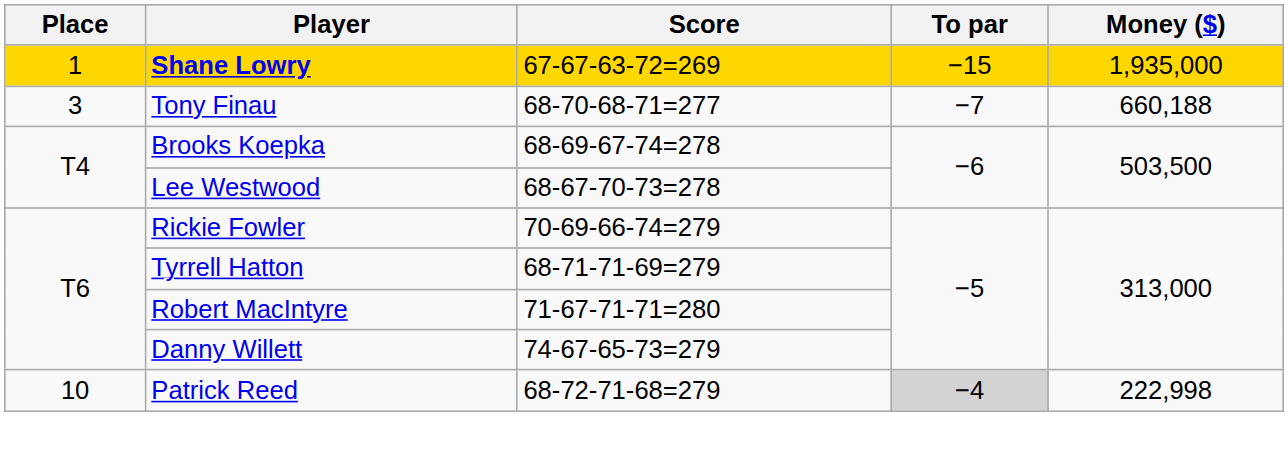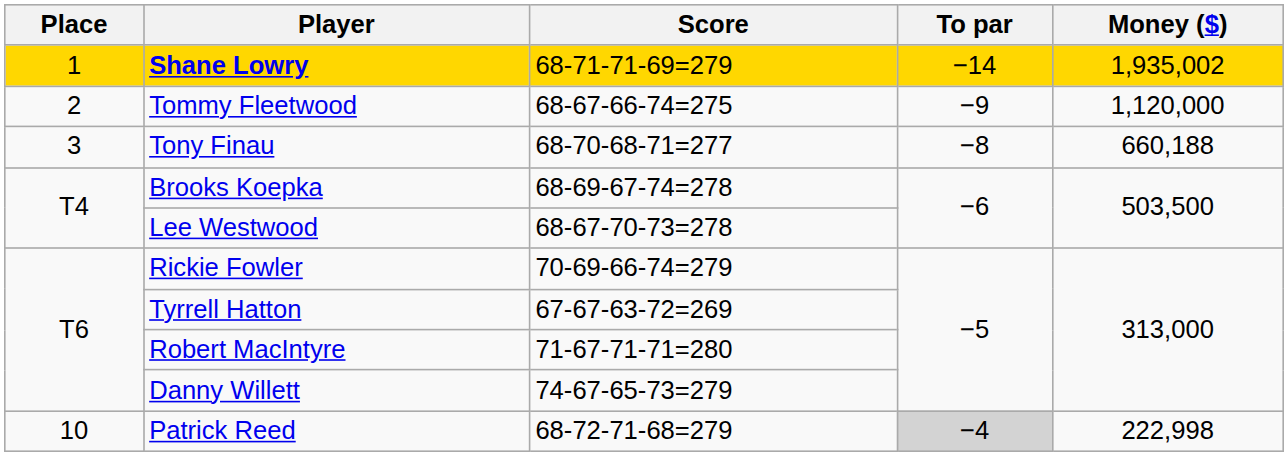(622, 65) 67-67-63-72=269 -> (634, 65) 68-71-71-69=279
(970, 65) −15 -> (975, 65) −14
(1166, 65) 1,935,000 -> (1168, 65) 1,935,002
+ row: (253, 106)
(970, 106) −7 -> (975, 146) −8
(622, 268) 68-71-71-69=279 -> (634, 308) 67-67-63-72=269
